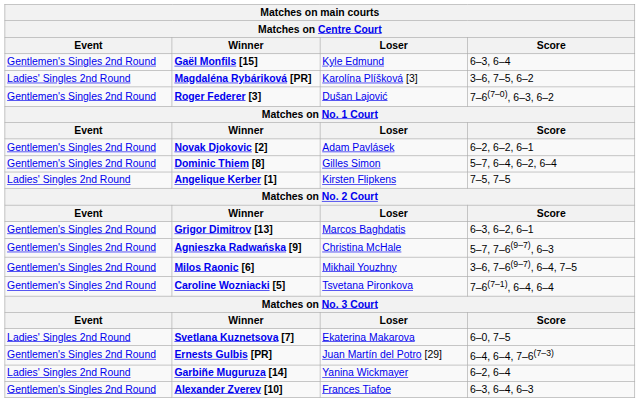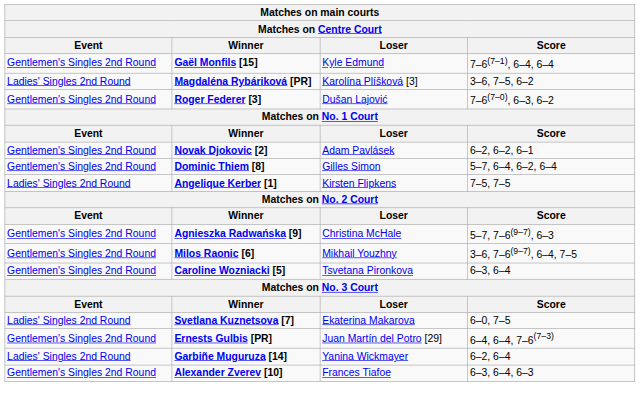(490, 62) 6–3, 6–4 -> (512, 63) 7–6(7–1), 6–4, 6–4
- row: (224, 229)
(512, 286) 7–6(7–1), 6–4, 6–4 -> (490, 271) 6–3, 6–4
